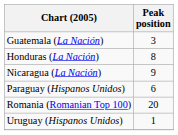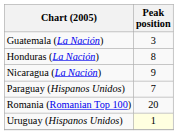(153, 89) 6 -> (153, 89) 7
(153, 121) no background -> (153, 121) lightyellow background
